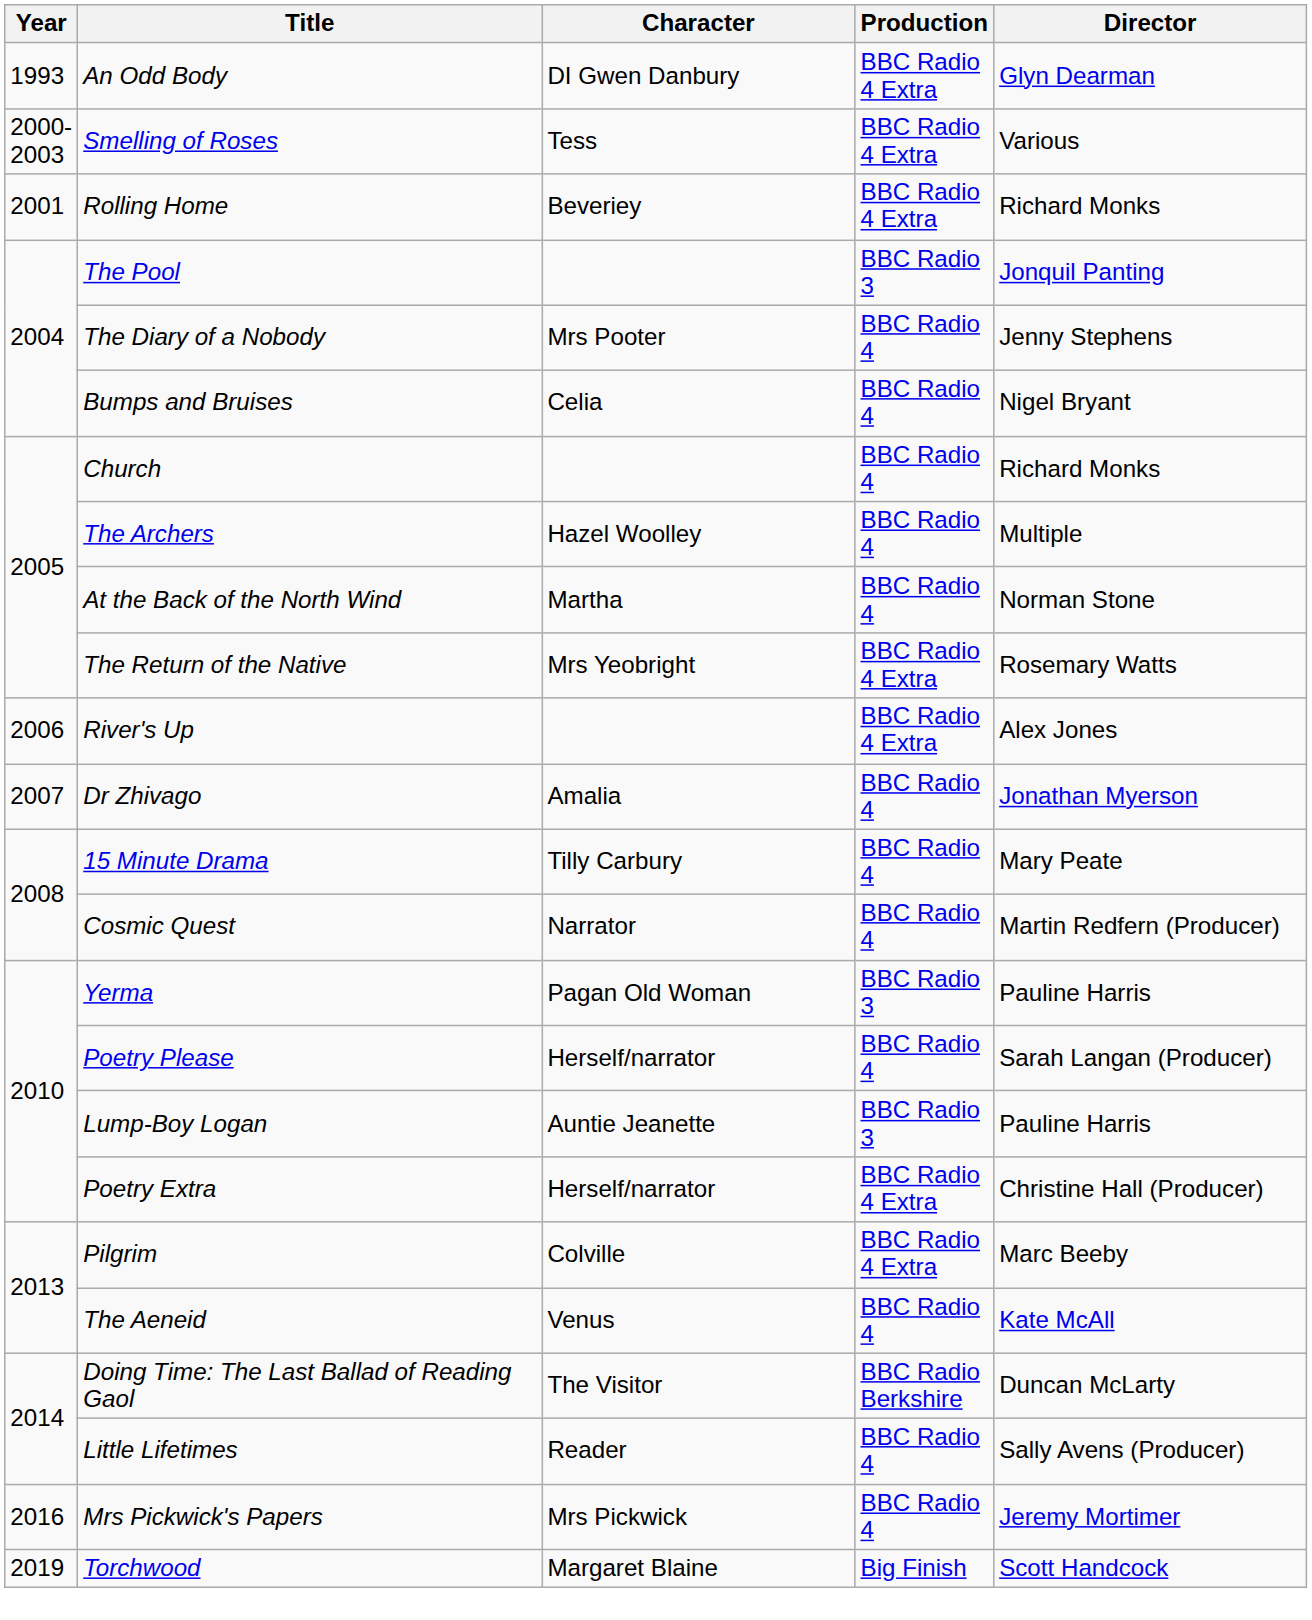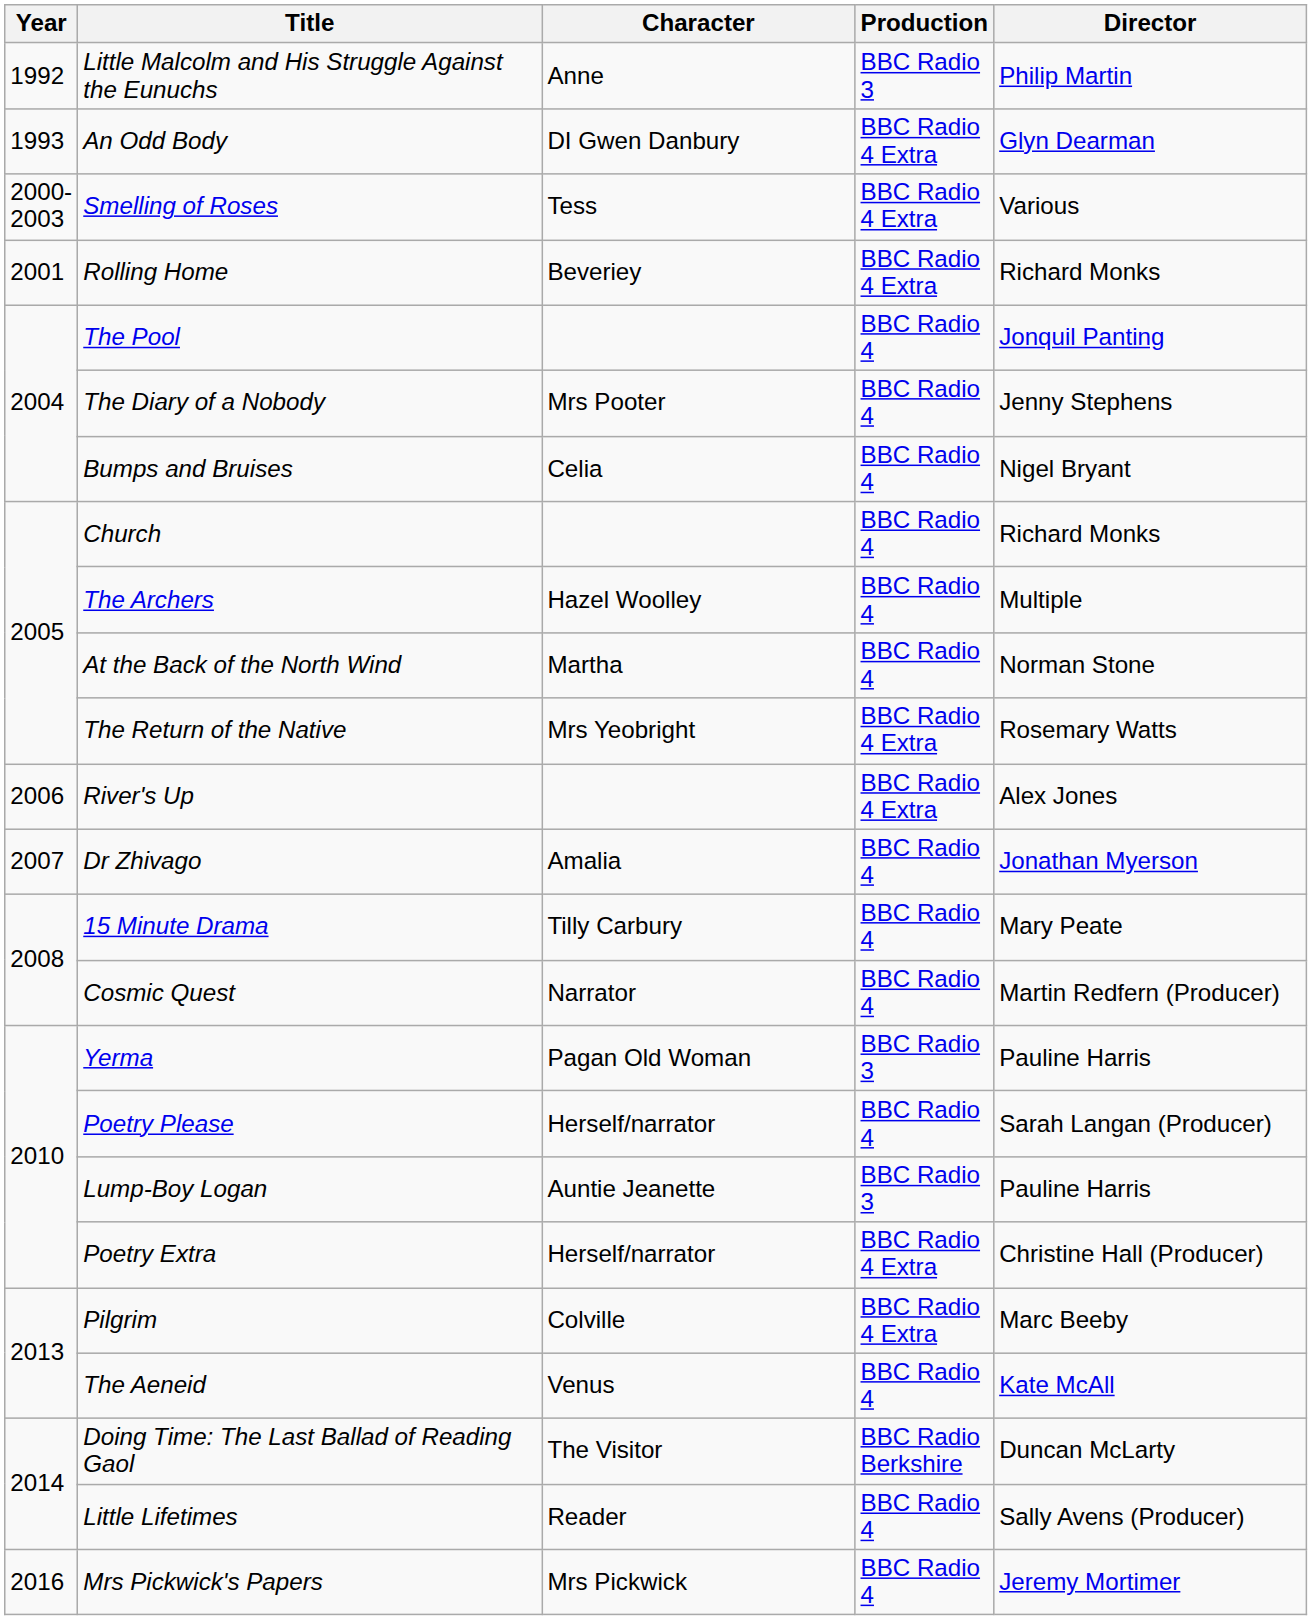+ row: (293, 75)
(920, 272) BBC Radio 3 -> (920, 337) BBC Radio 4
- row: (142, 1568)
